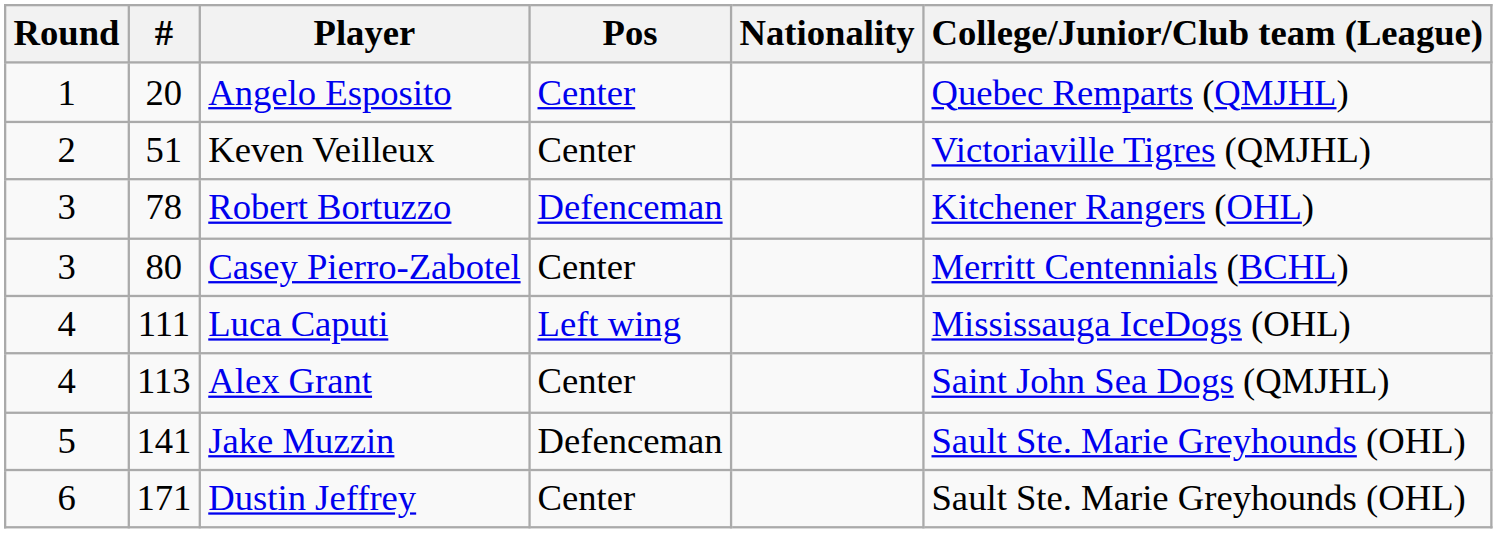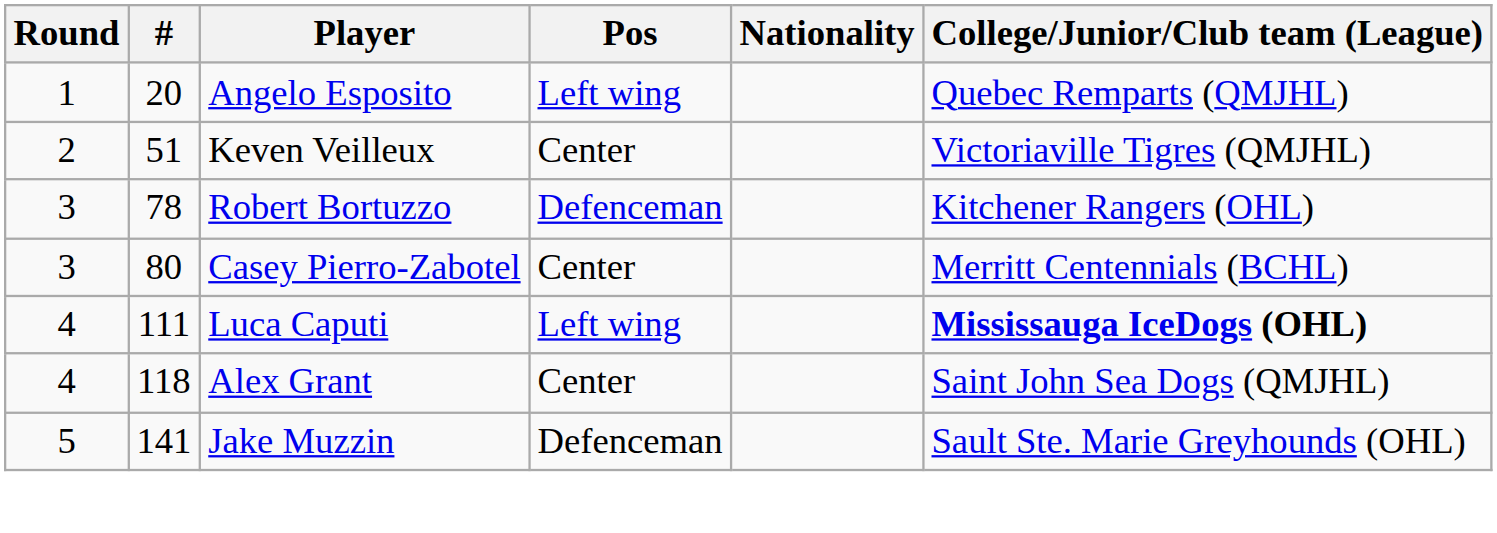(586, 91) Center -> (609, 91) Left wing
(1141, 324) normal -> (1149, 324) bold
(164, 382) 113 -> (164, 382) 118
- row: (312, 498)
